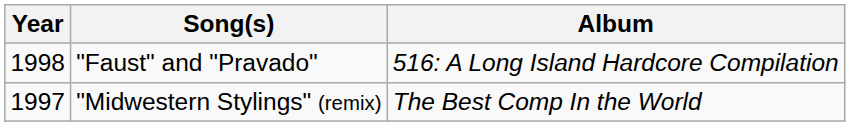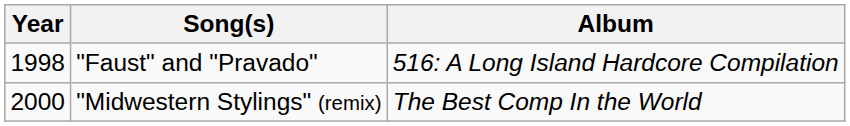(38, 101) 1997 -> (38, 101) 2000
